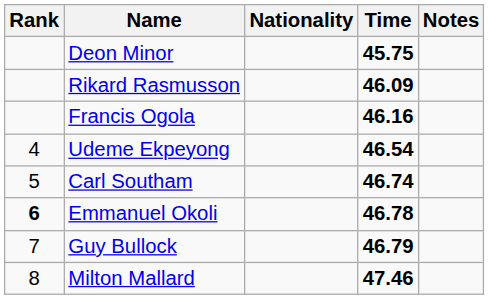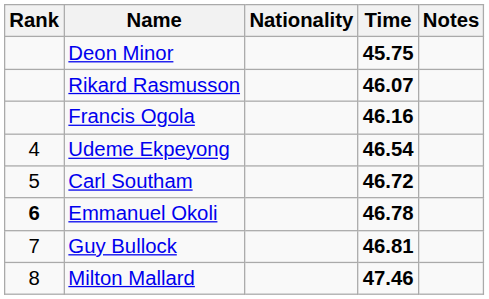(388, 85) 46.09 -> (388, 85) 46.07
(388, 181) 46.74 -> (388, 181) 46.72
(388, 246) 46.79 -> (388, 246) 46.81
